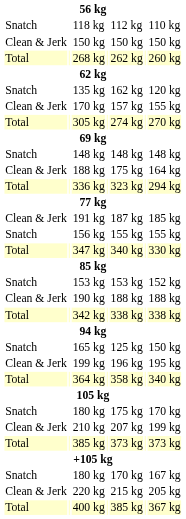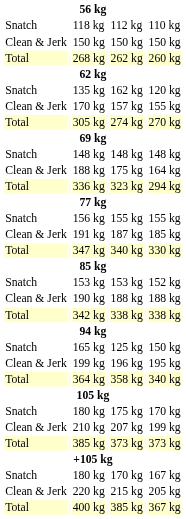rows swapped: (21, 234) <-> (36, 218)
